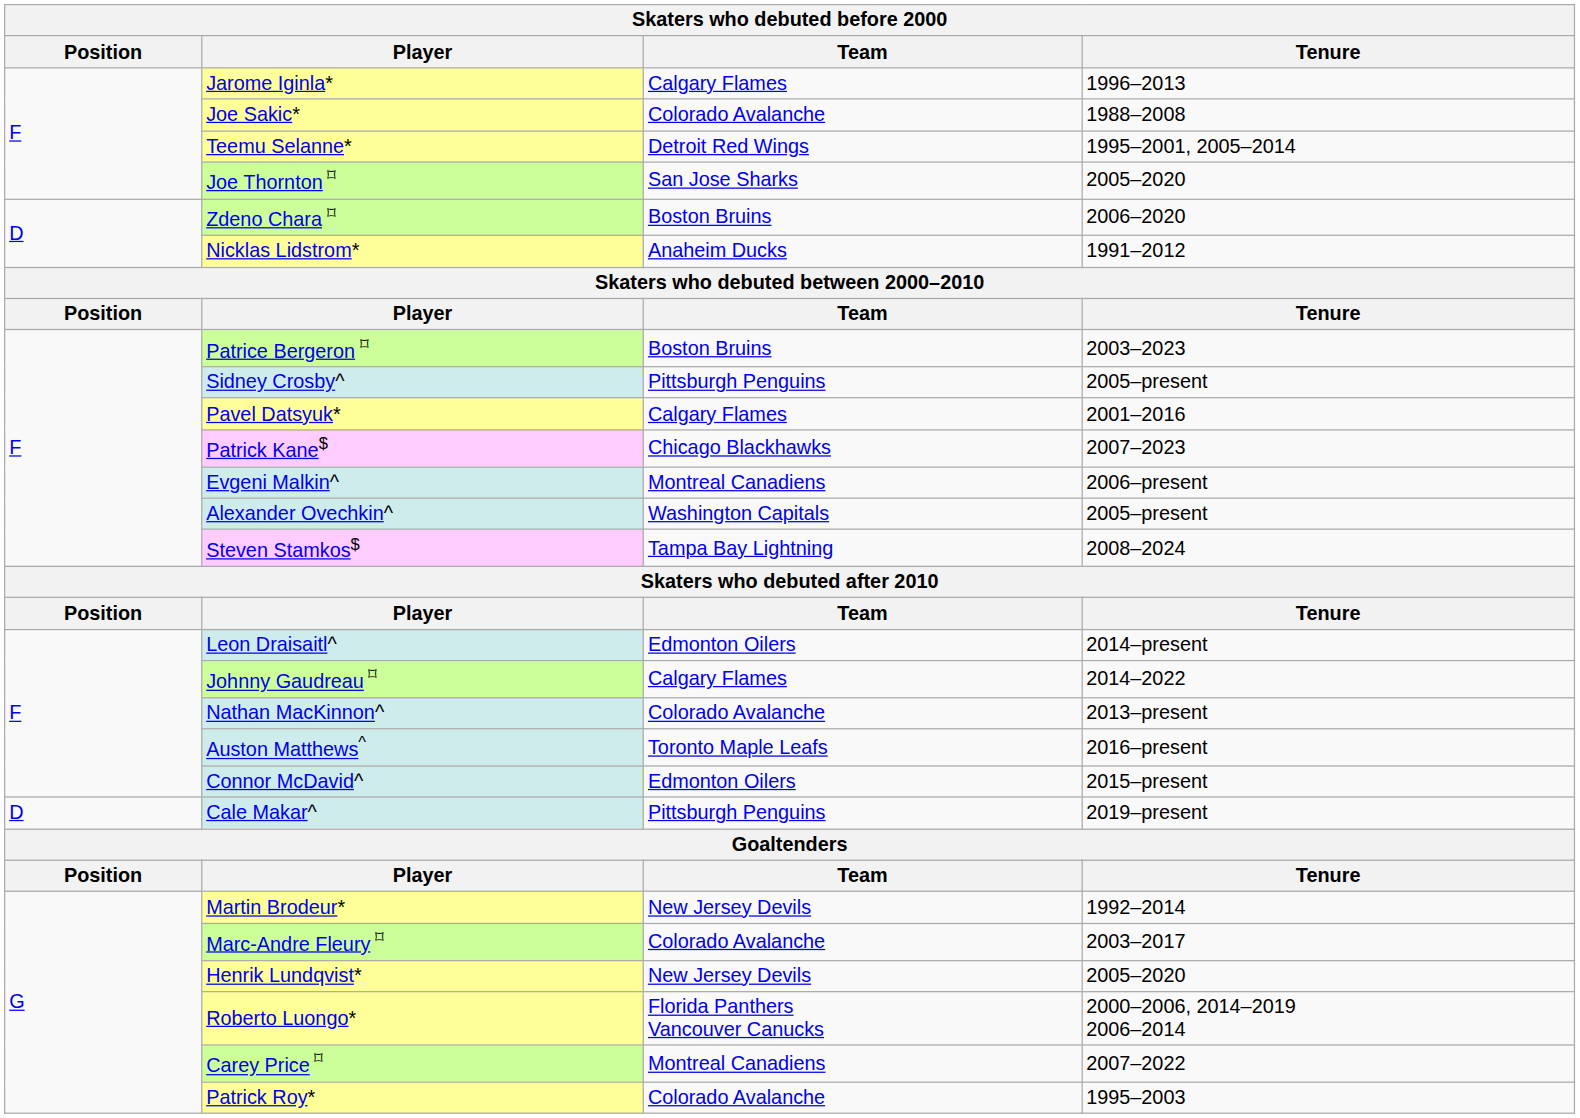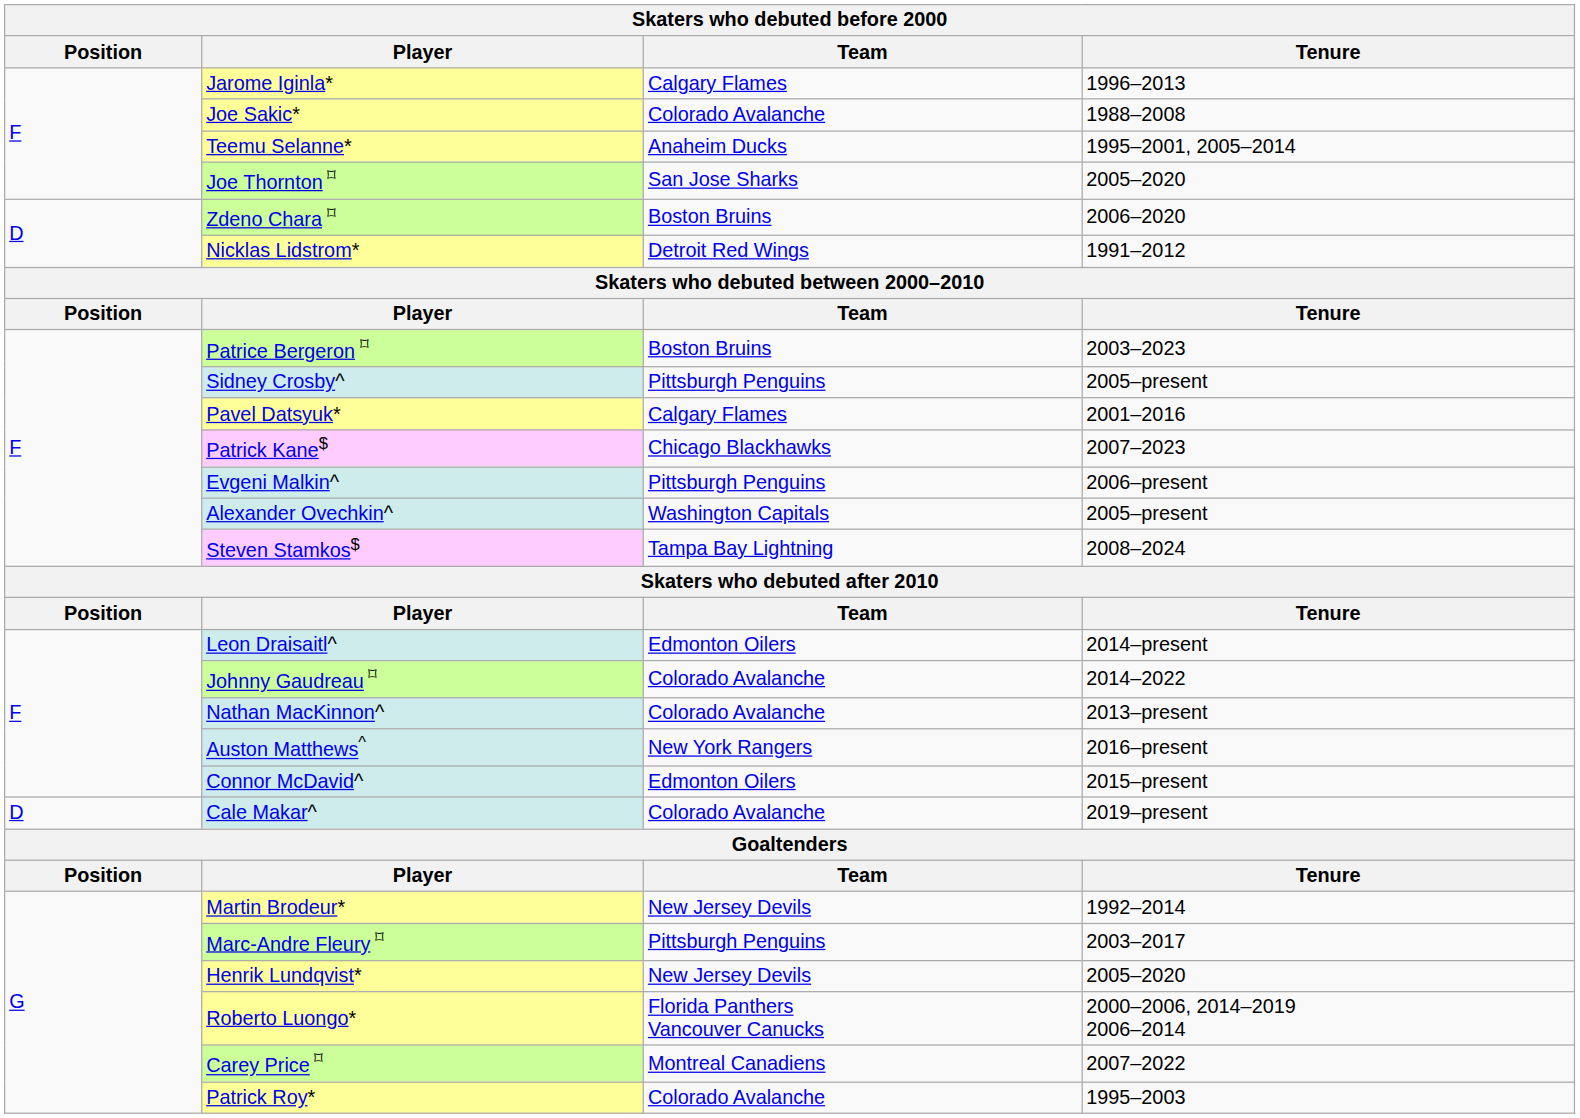(728, 146) Detroit Red Wings -> (717, 146) Anaheim Ducks
(717, 251) Anaheim Ducks -> (728, 251) Detroit Red Wings
(737, 482) Montreal Canadiens -> (737, 482) Pittsburgh Penguins
(717, 679) Calgary Flames -> (737, 679) Colorado Avalanche
(738, 747) Toronto Maple Leafs -> (730, 747) New York Rangers
(737, 812) Pittsburgh Penguins -> (737, 812) Colorado Avalanche
(737, 941) Colorado Avalanche -> (737, 941) Pittsburgh Penguins
